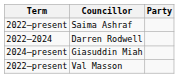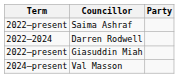(37, 53) 2024–present -> (37, 53) 2022–present
(37, 66) 2022–present -> (37, 66) 2024–present
